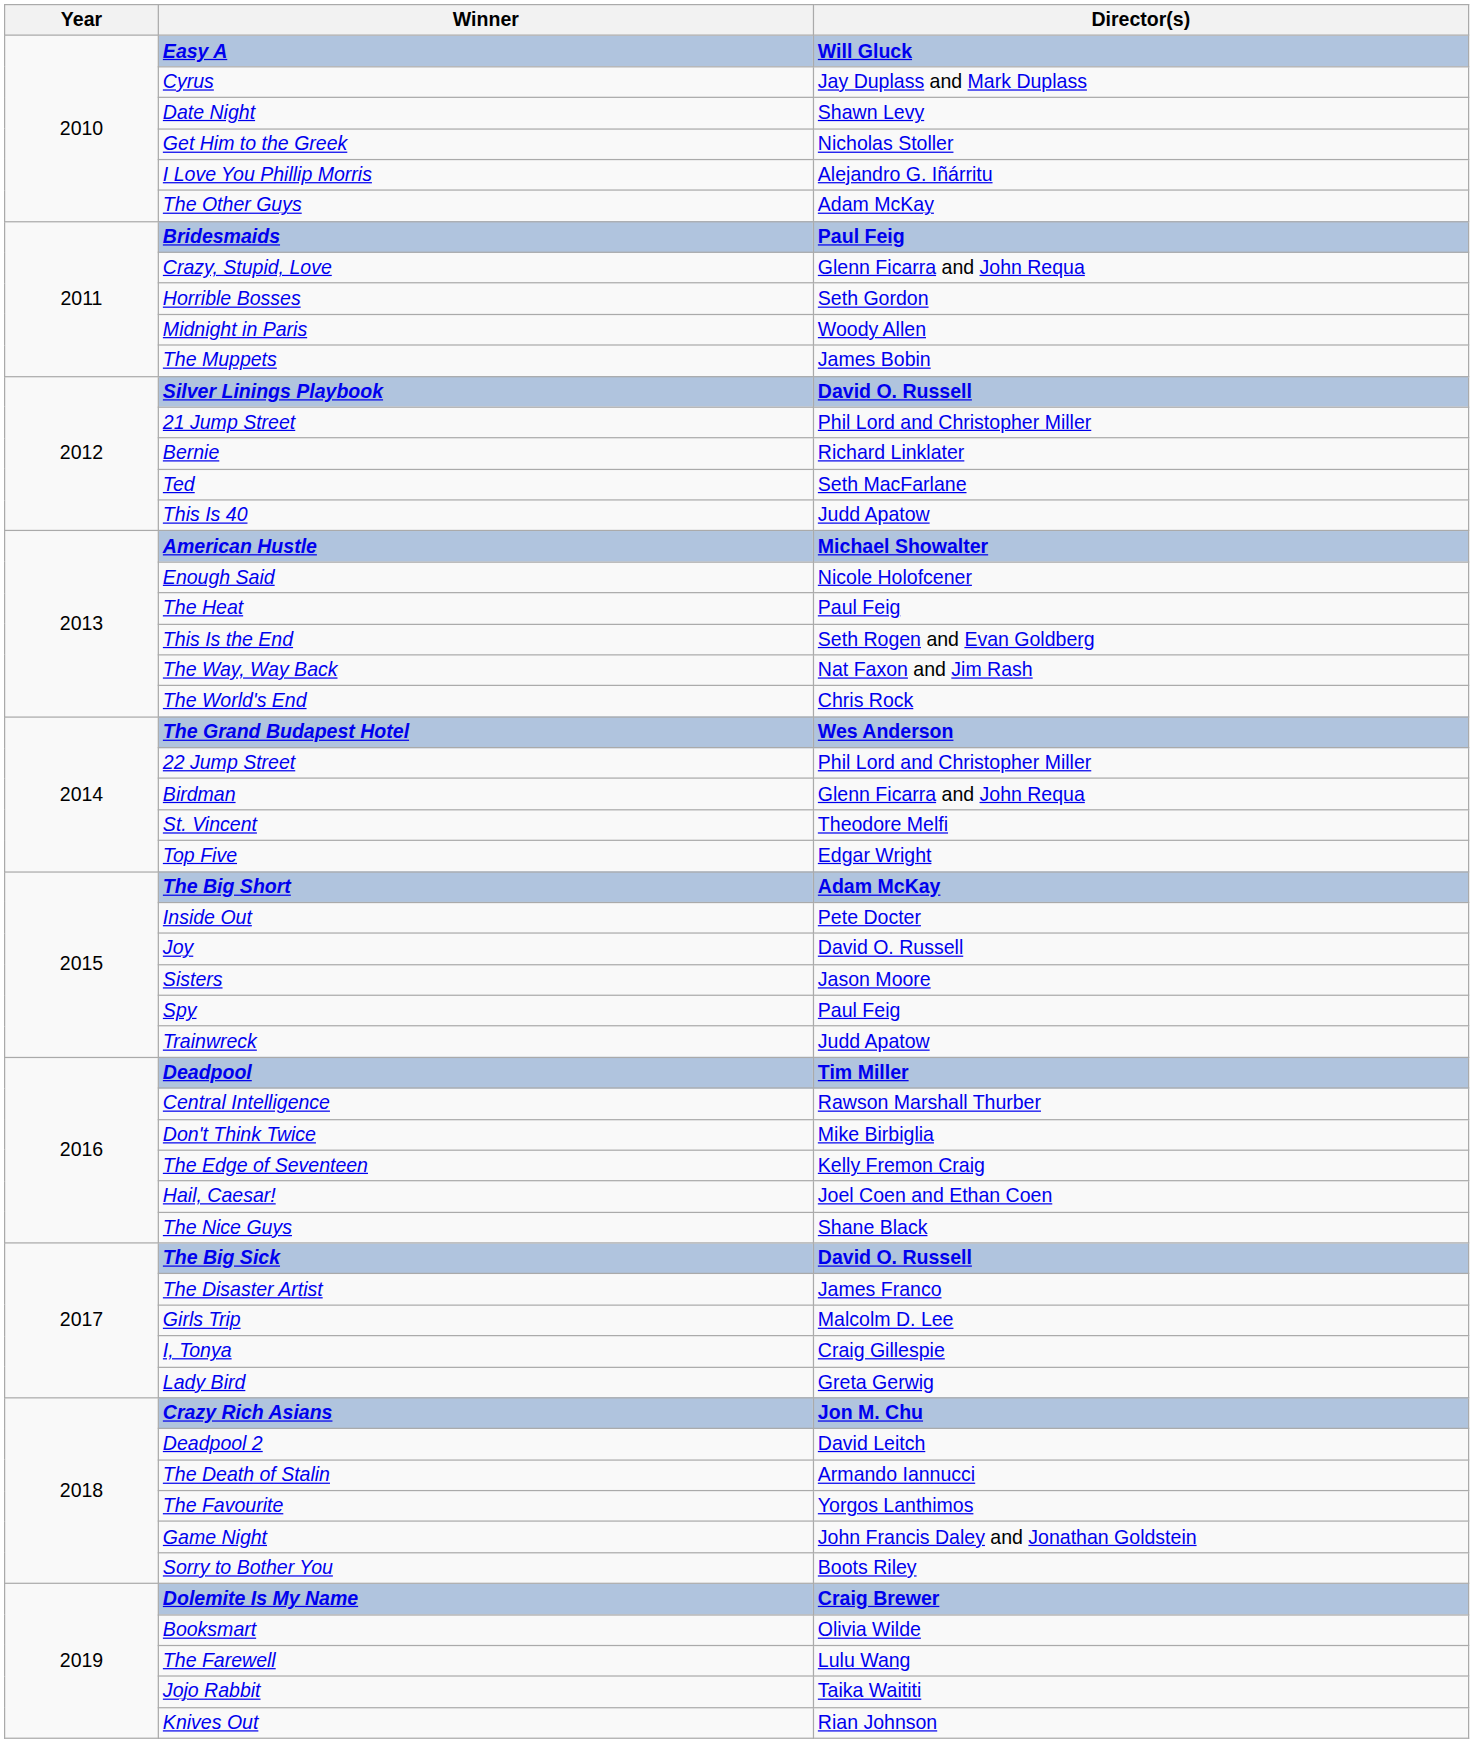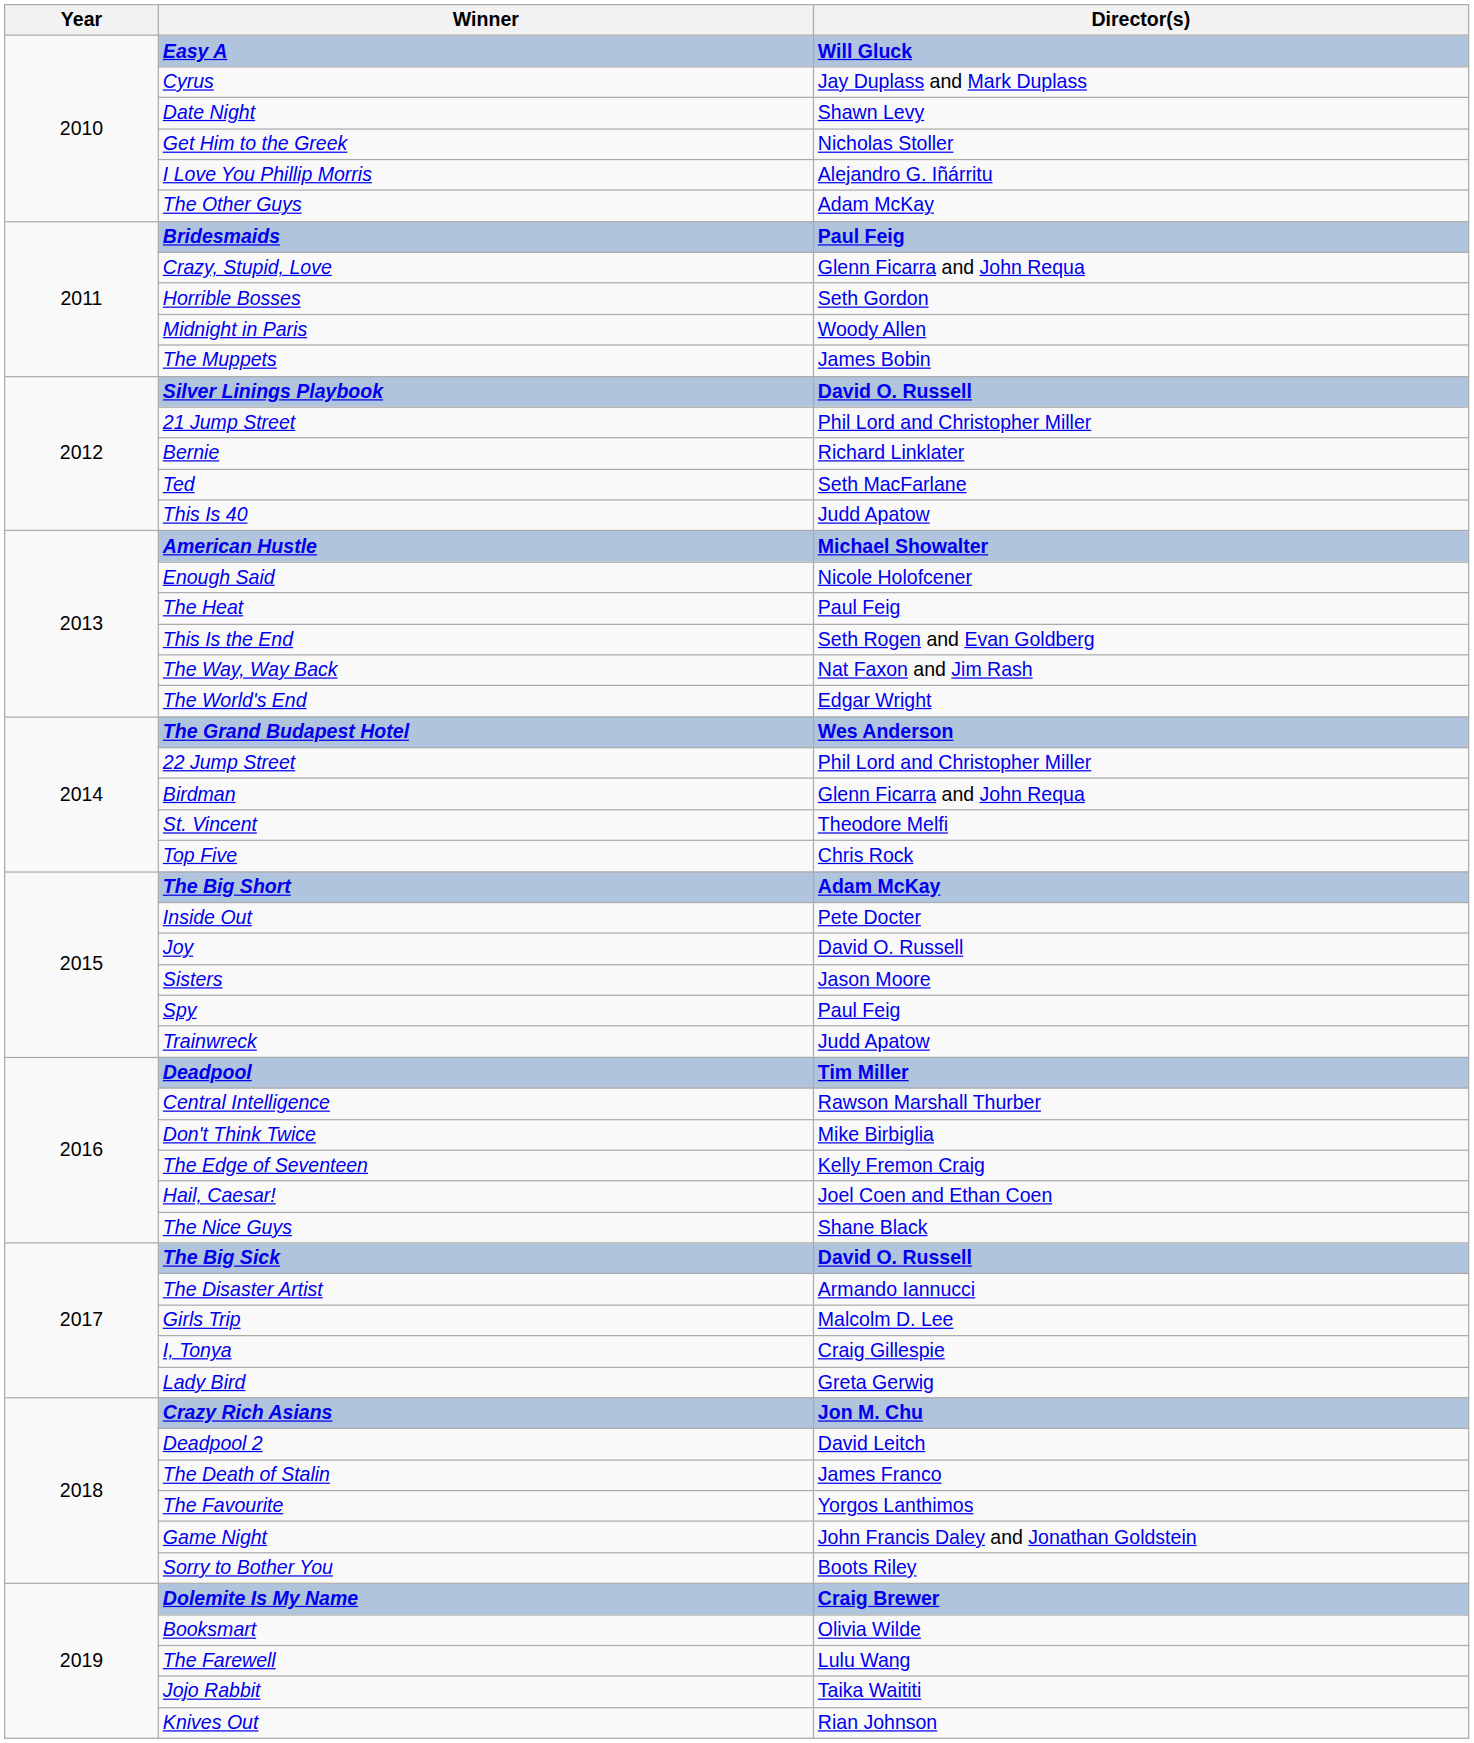(866, 701) Chris Rock -> (875, 701) Edgar Wright
(875, 855) Edgar Wright -> (866, 855) Chris Rock
(880, 1289) James Franco -> (897, 1289) Armando Iannucci
(897, 1474) Armando Iannucci -> (880, 1474) James Franco
